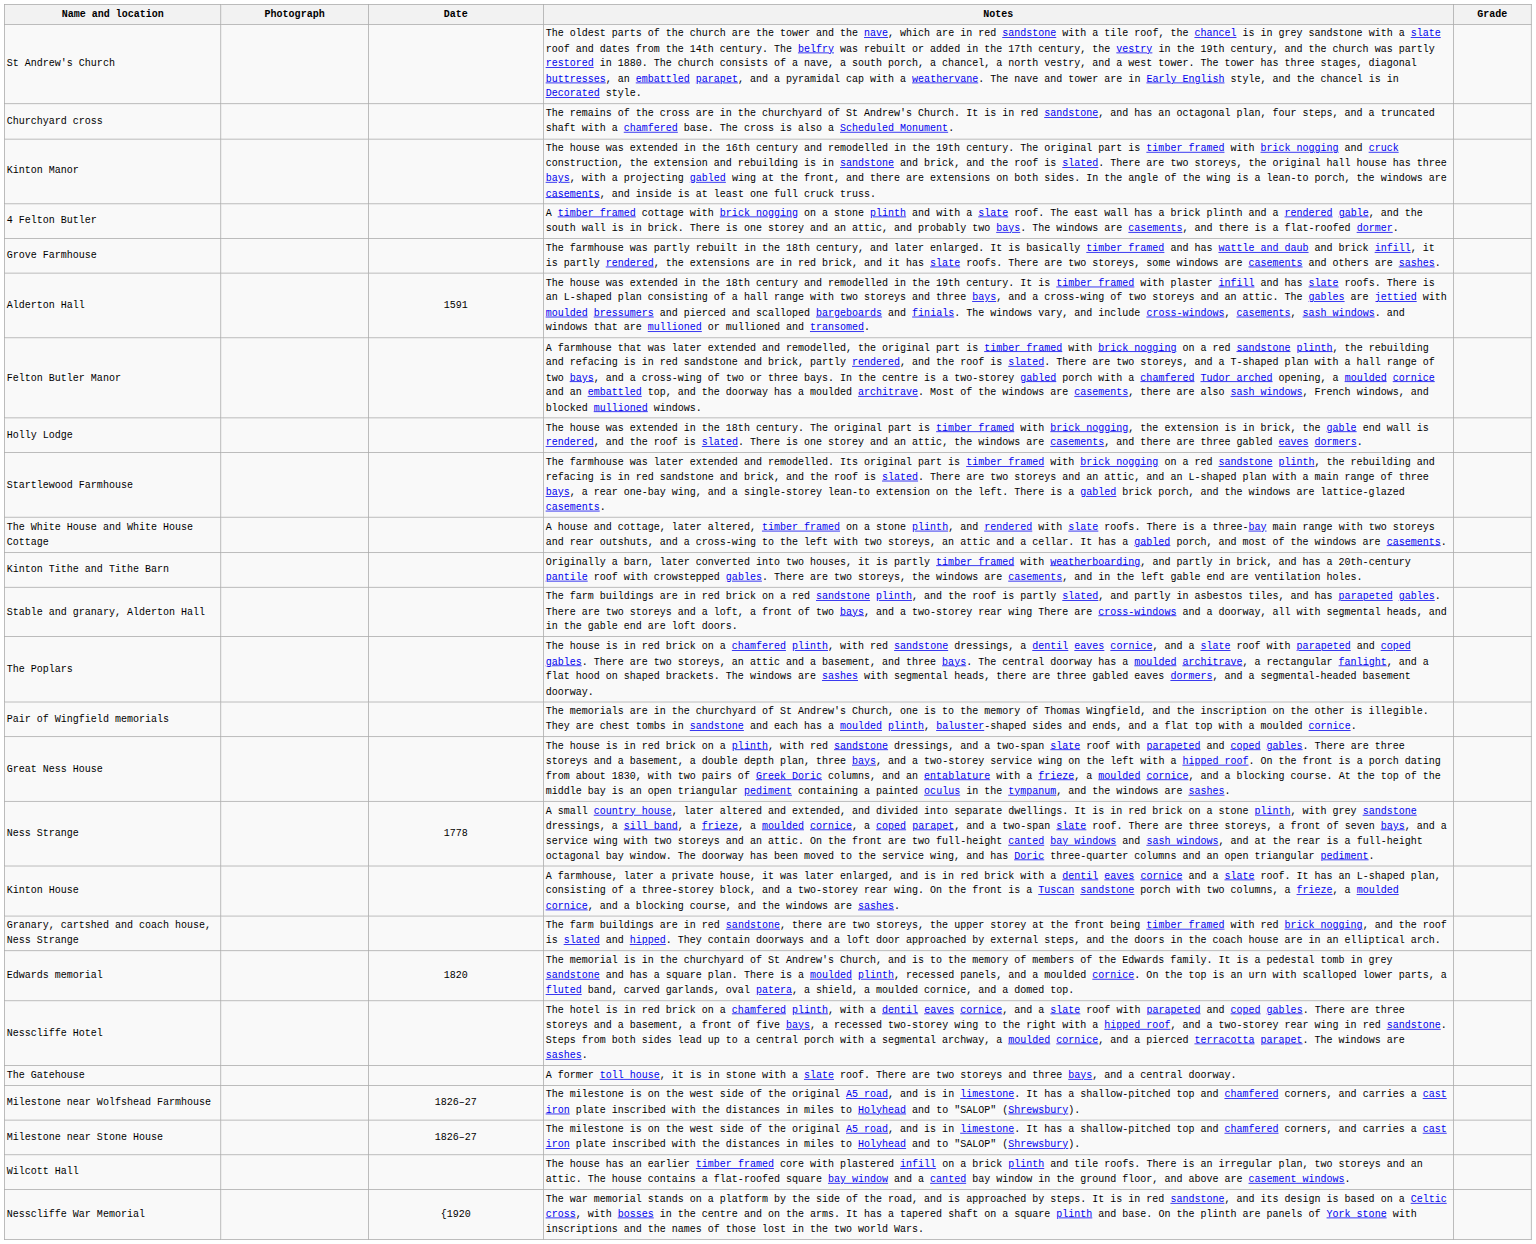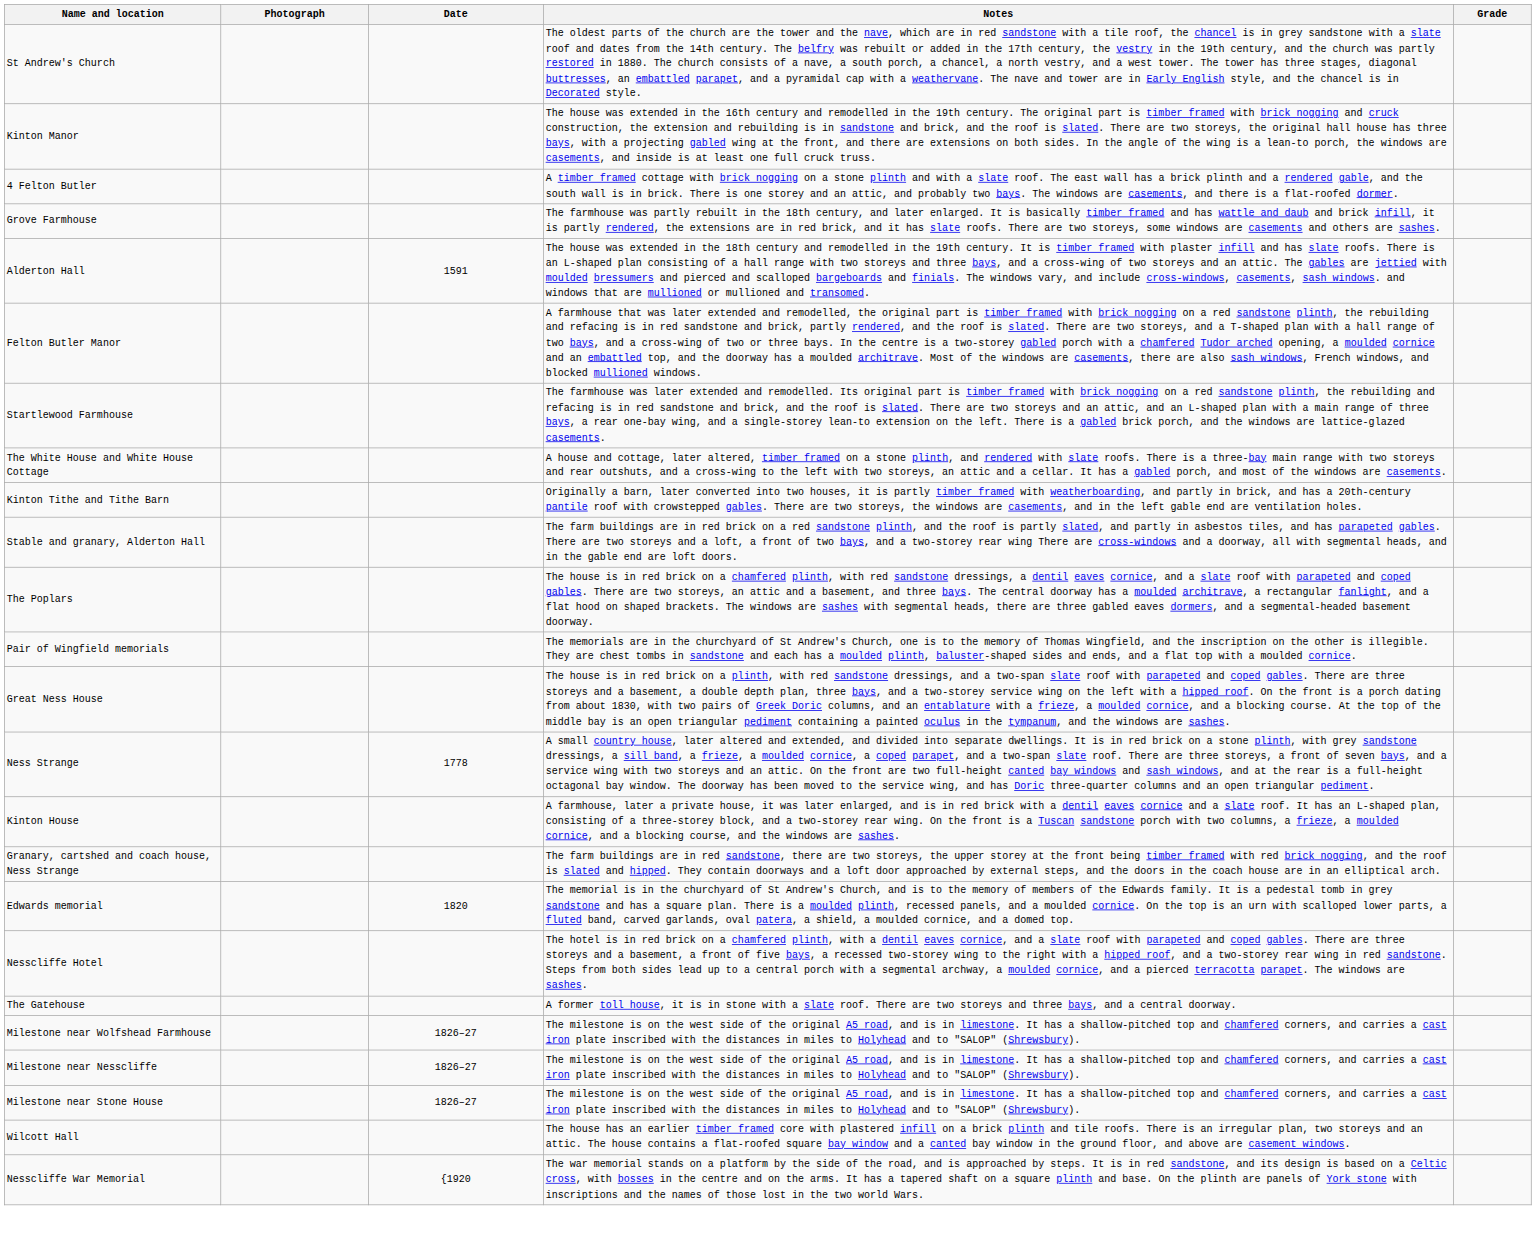- row: (55, 121)
- row: (40, 435)
+ row: (82, 1068)
